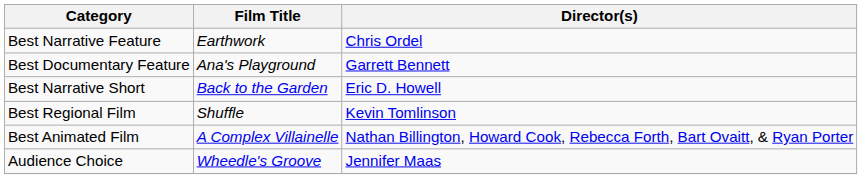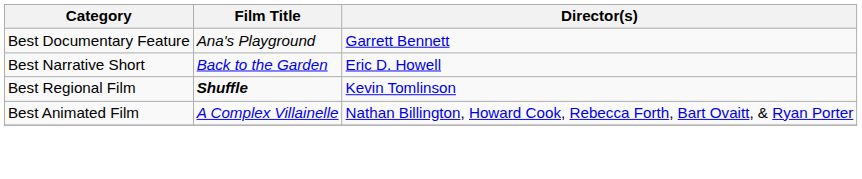- row: (84, 40)
(220, 112) normal -> (222, 88) bold
- row: (65, 161)
